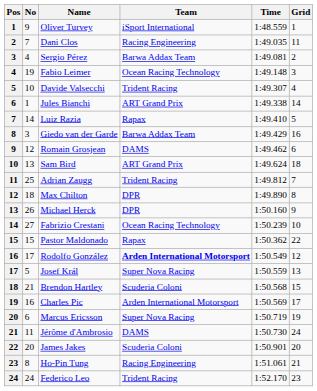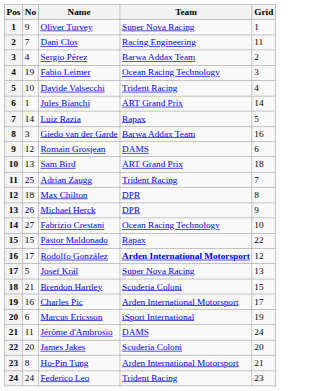- column: (271, 11)
(158, 26) iSport International -> (158, 26) Super Nova Racing
(158, 316) Super Nova Racing -> (158, 316) iSport International
(159, 362) Racing Engineering -> (180, 362) Arden International Motorsport
